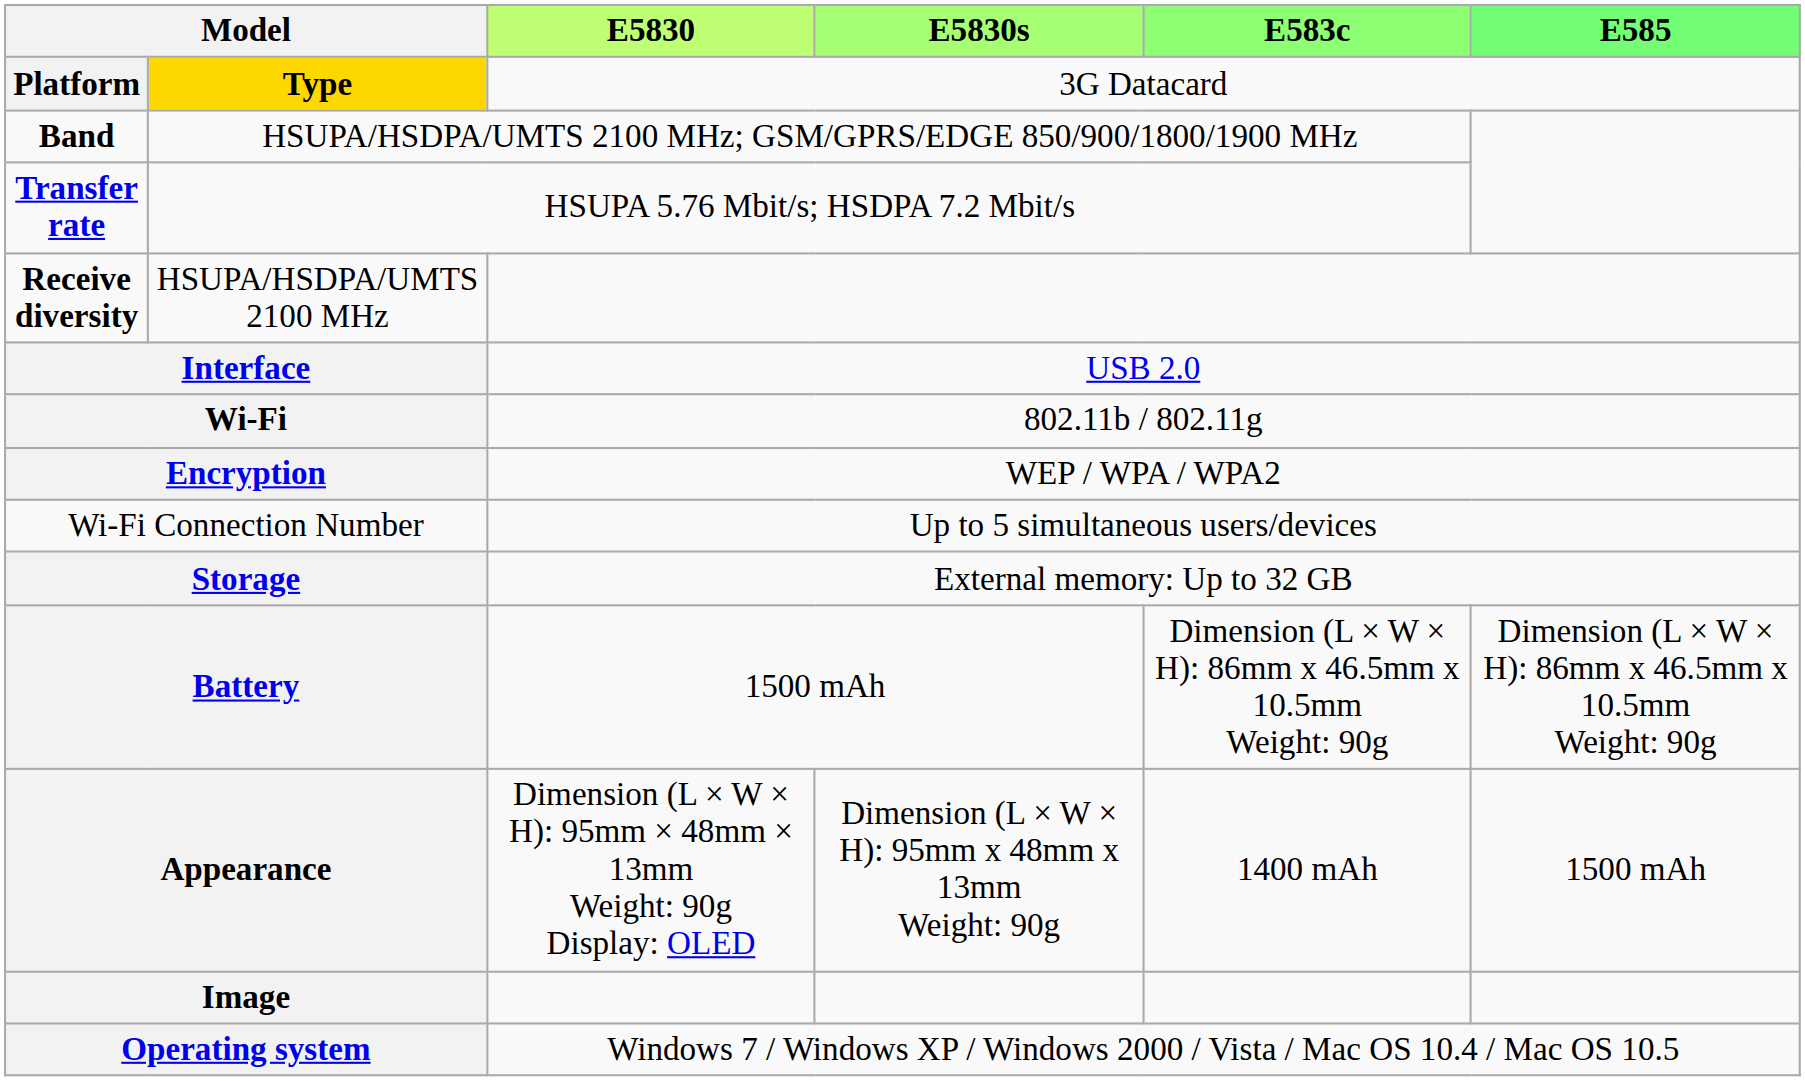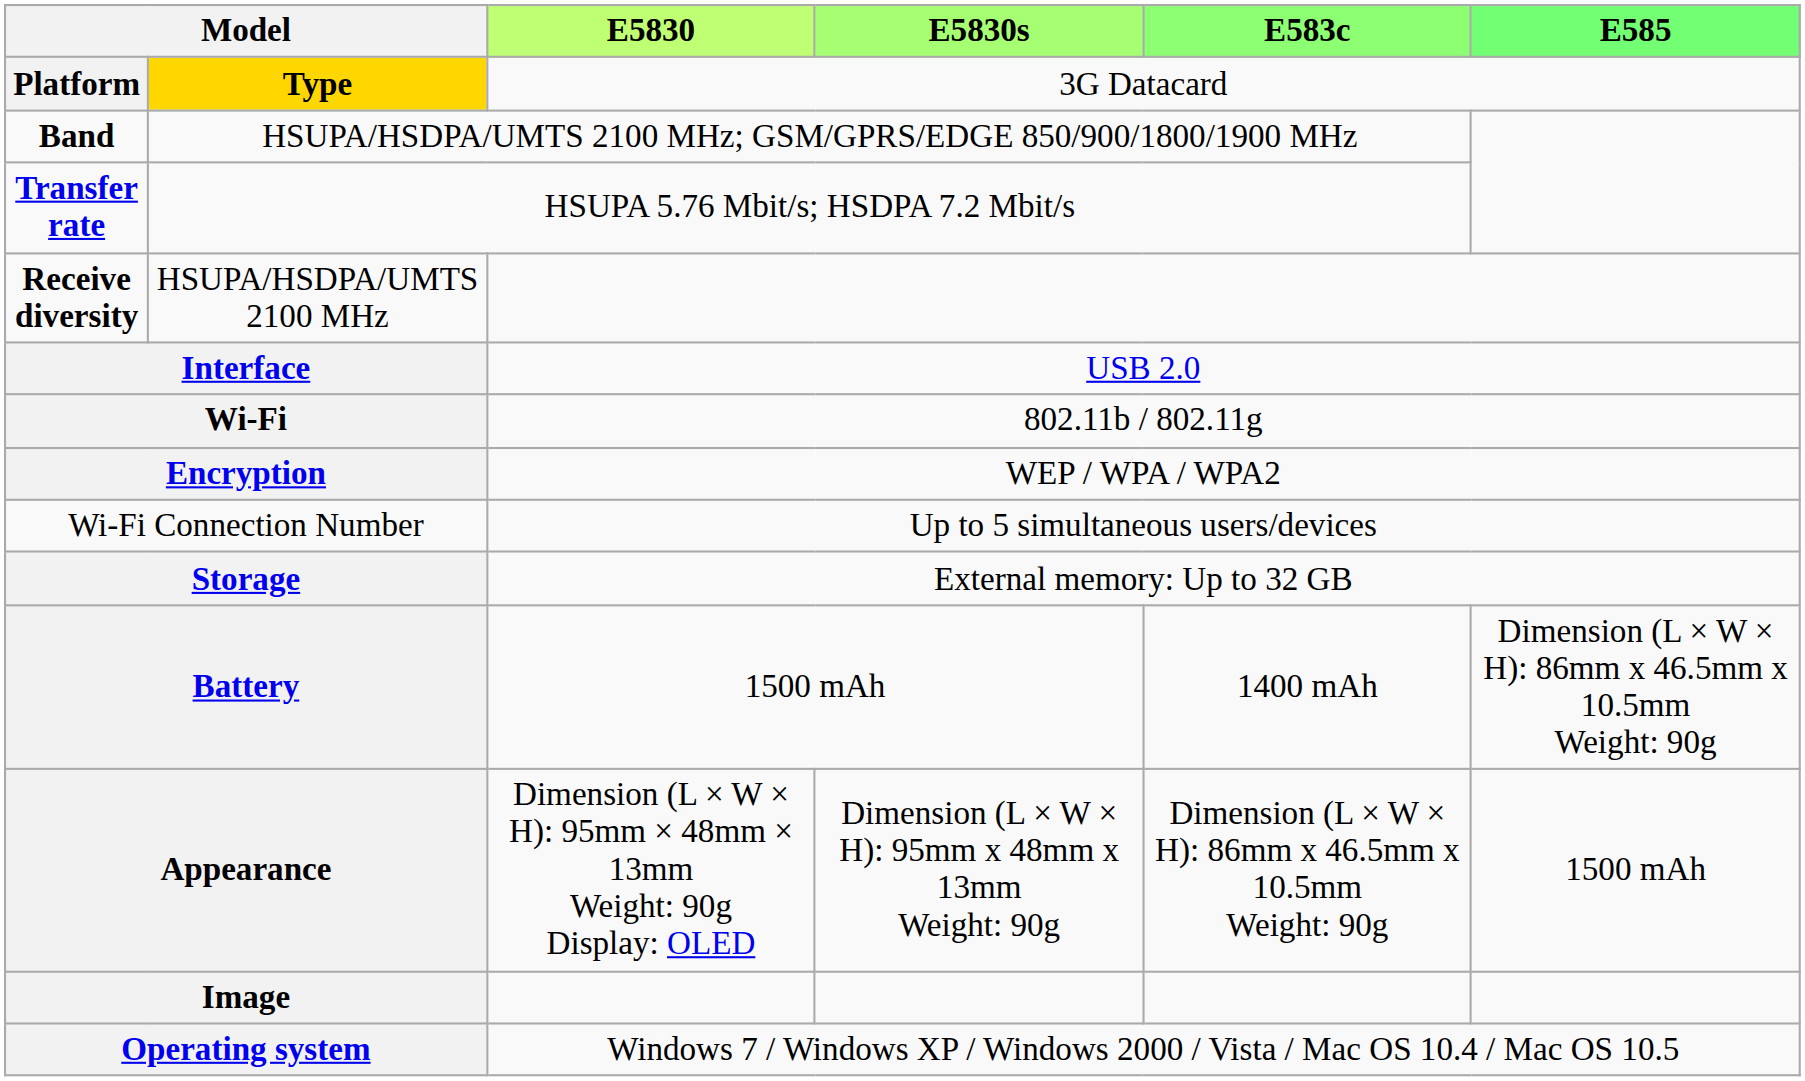(1307, 686) Dimension (L × W × H): 86mm x 46.5mm x 10.5mm Weight: 90g -> (1307, 686) 1400 mAh
(1307, 869) 1400 mAh -> (1307, 869) Dimension (L × W × H): 86mm x 46.5mm x 10.5mm Weight: 90g
